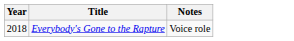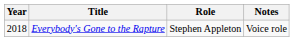+ column: (205, 12)
